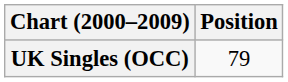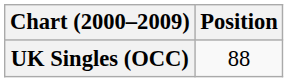(239, 58) 79 -> (239, 58) 88
